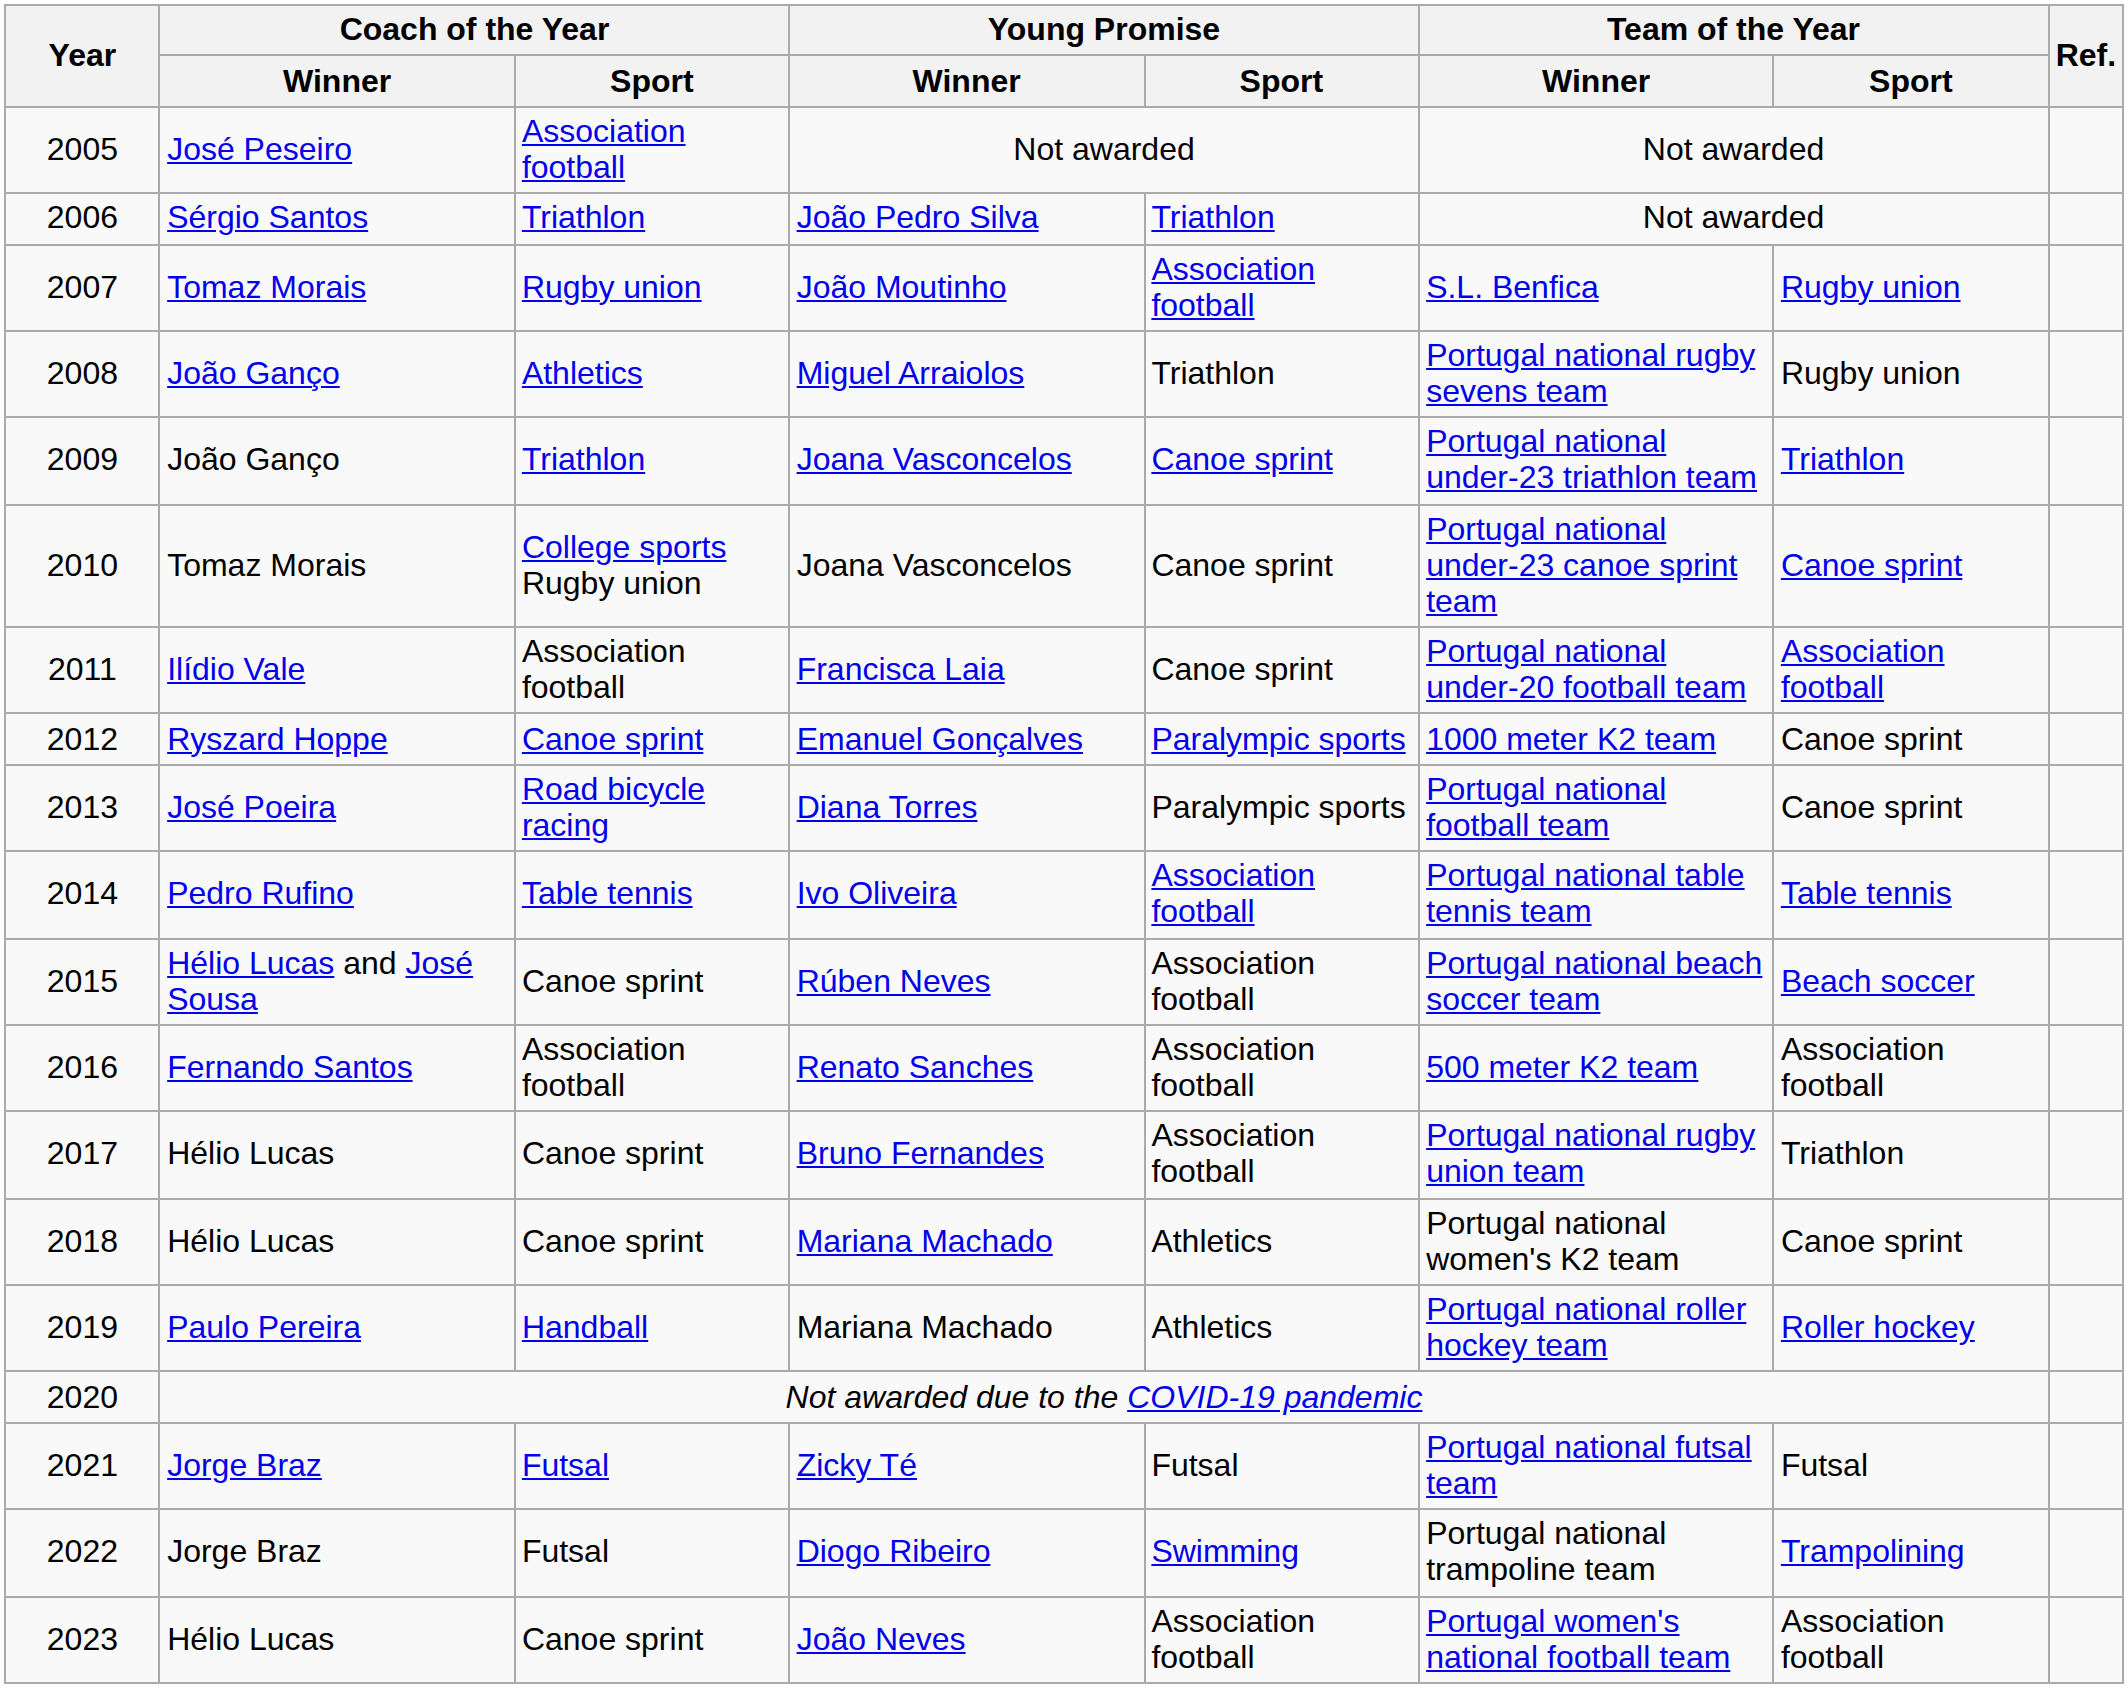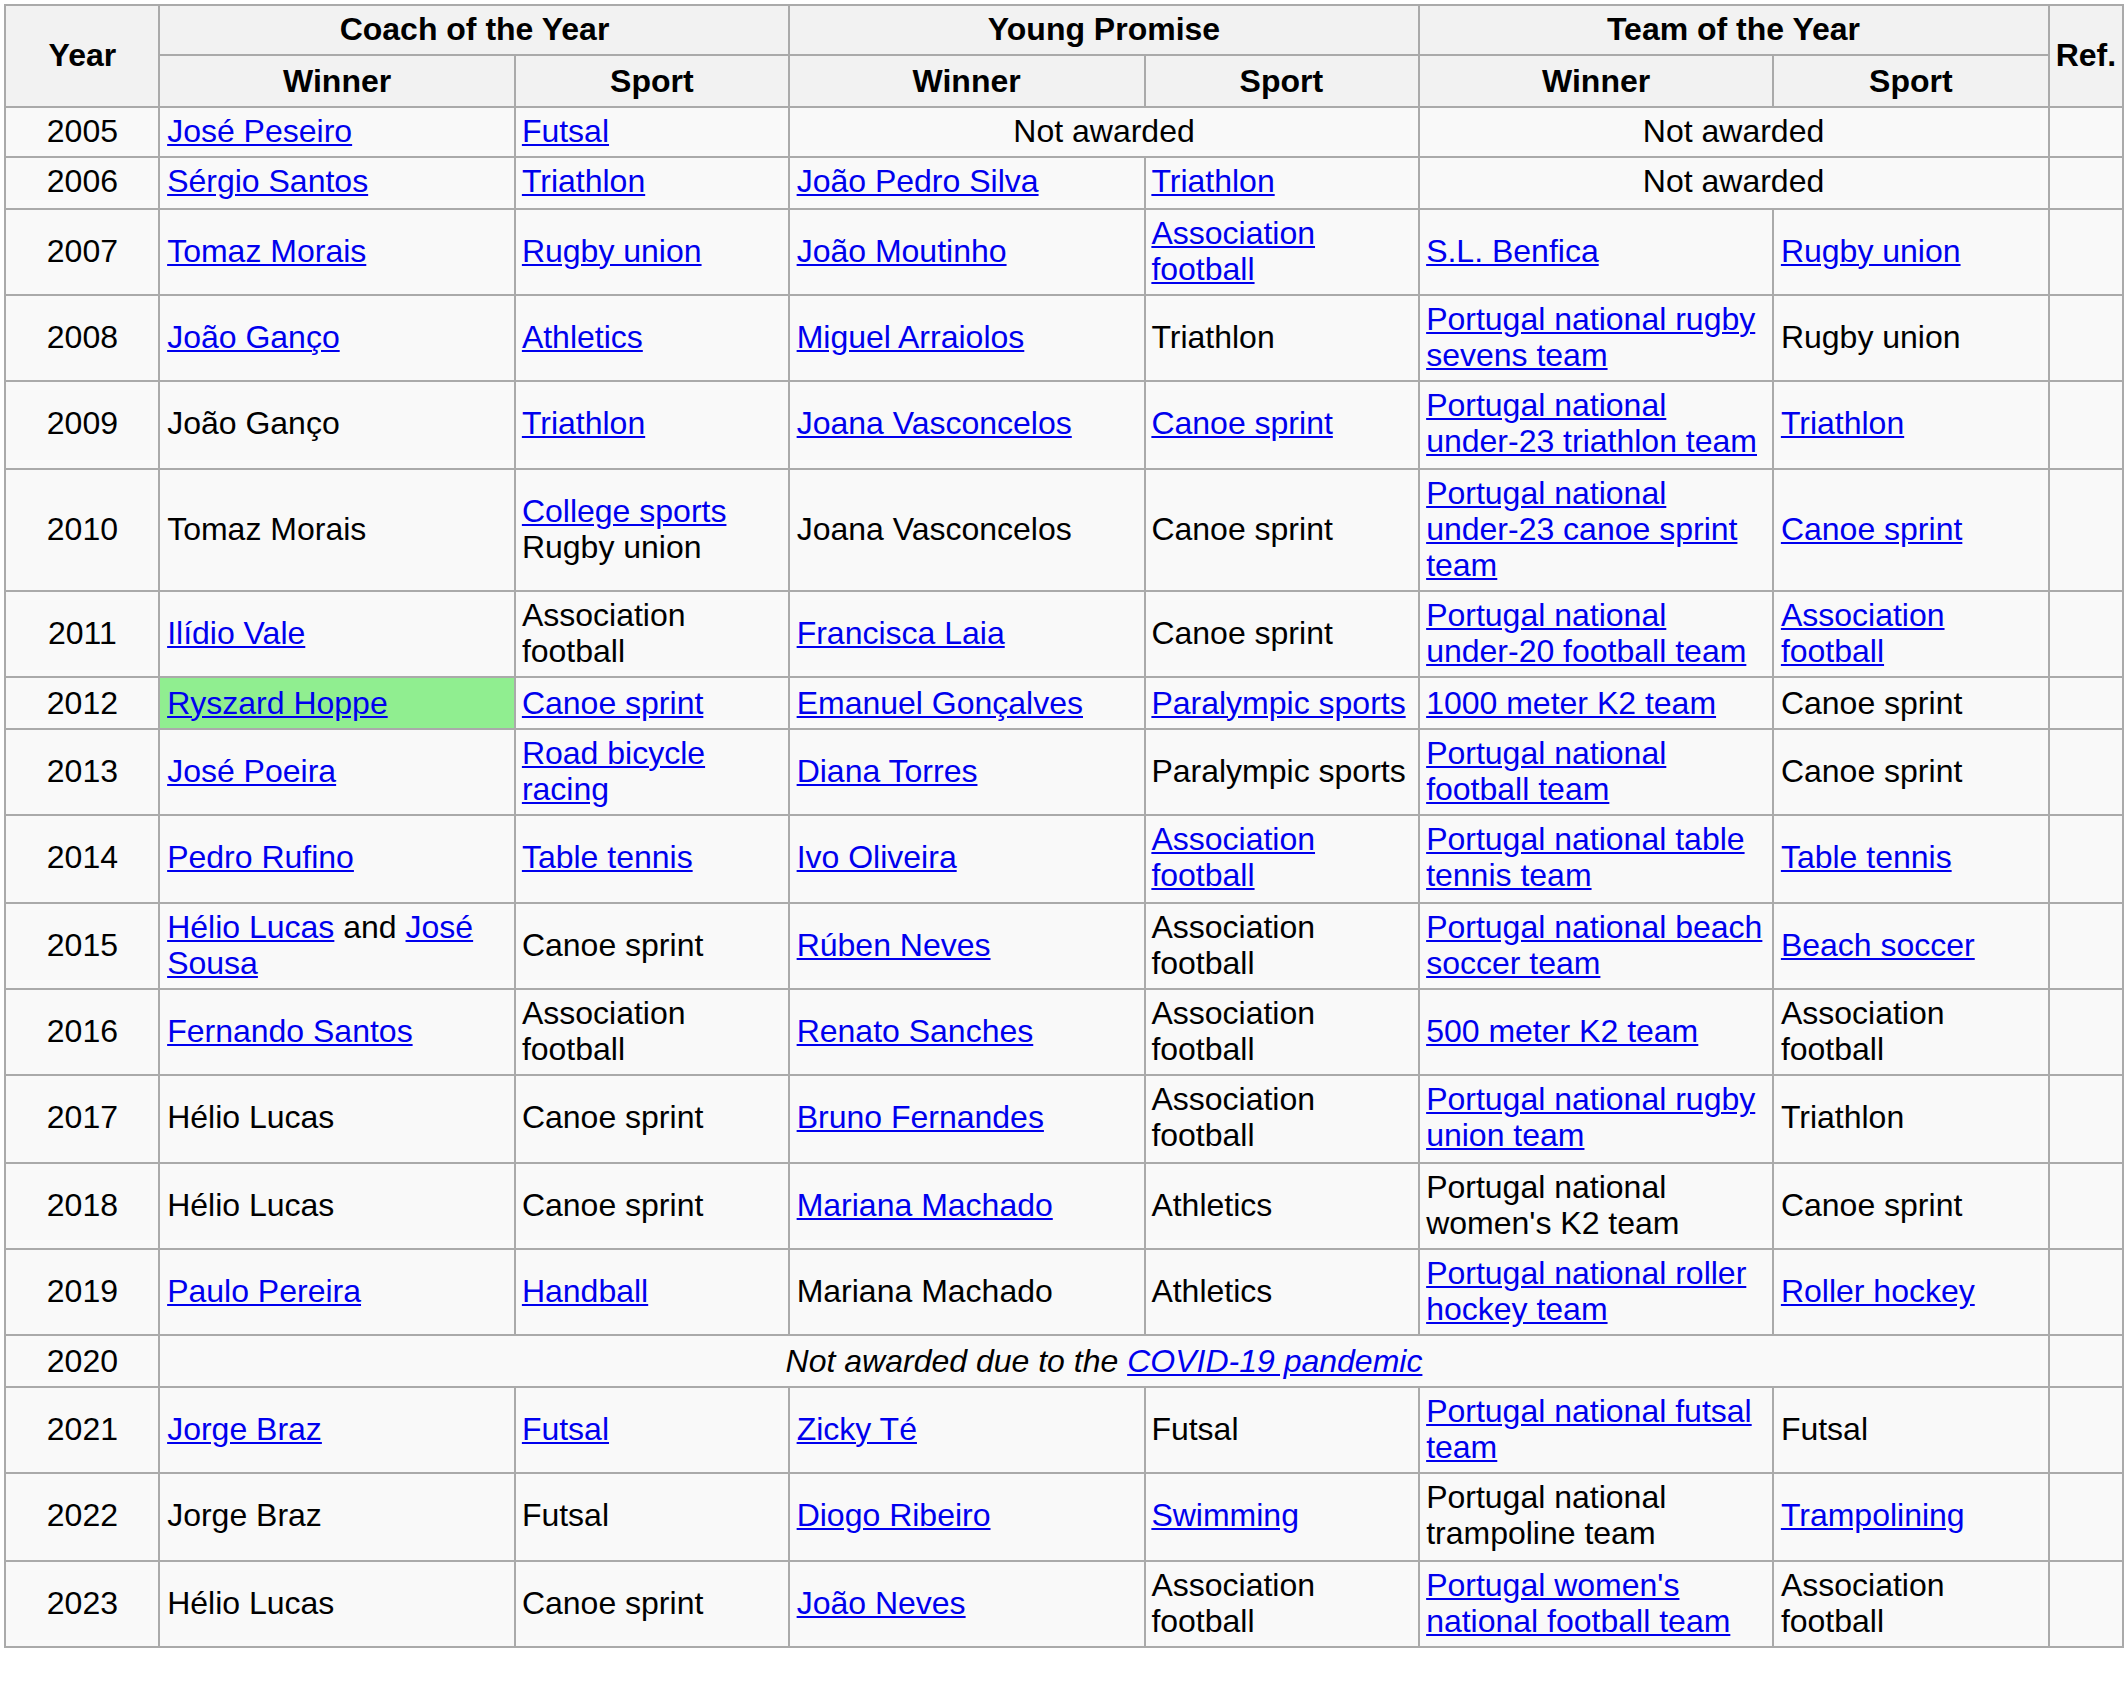(604, 149) Association football -> (565, 131) Futsal
(277, 738) no background -> (277, 702) lightgreen background
